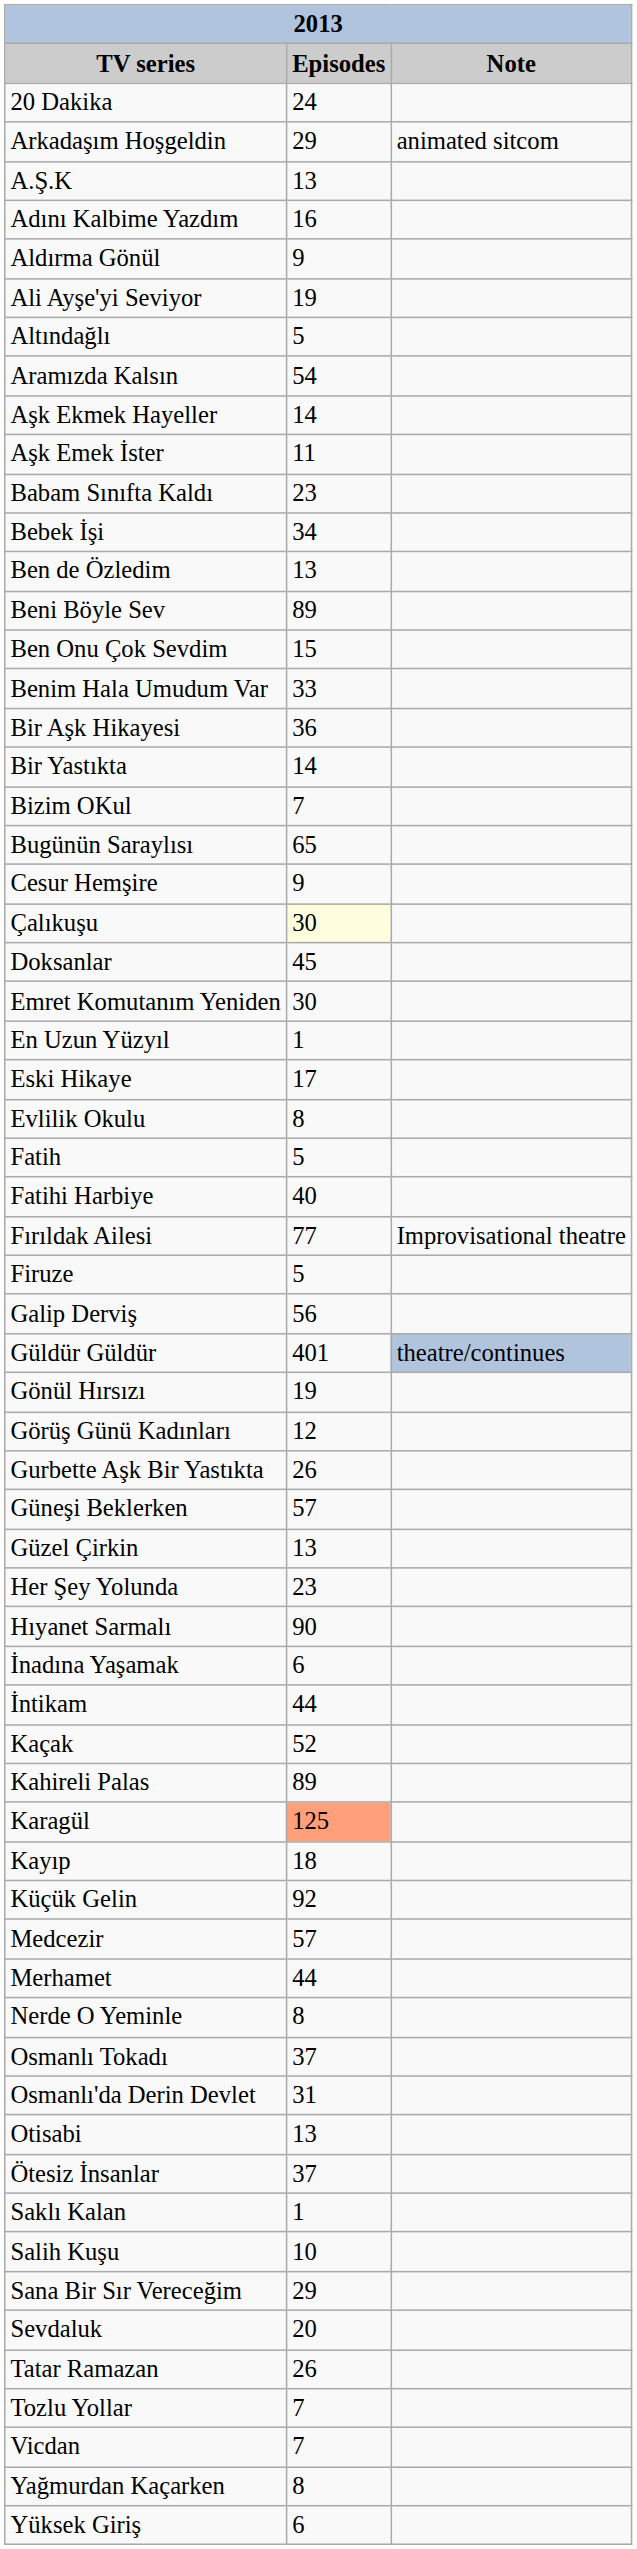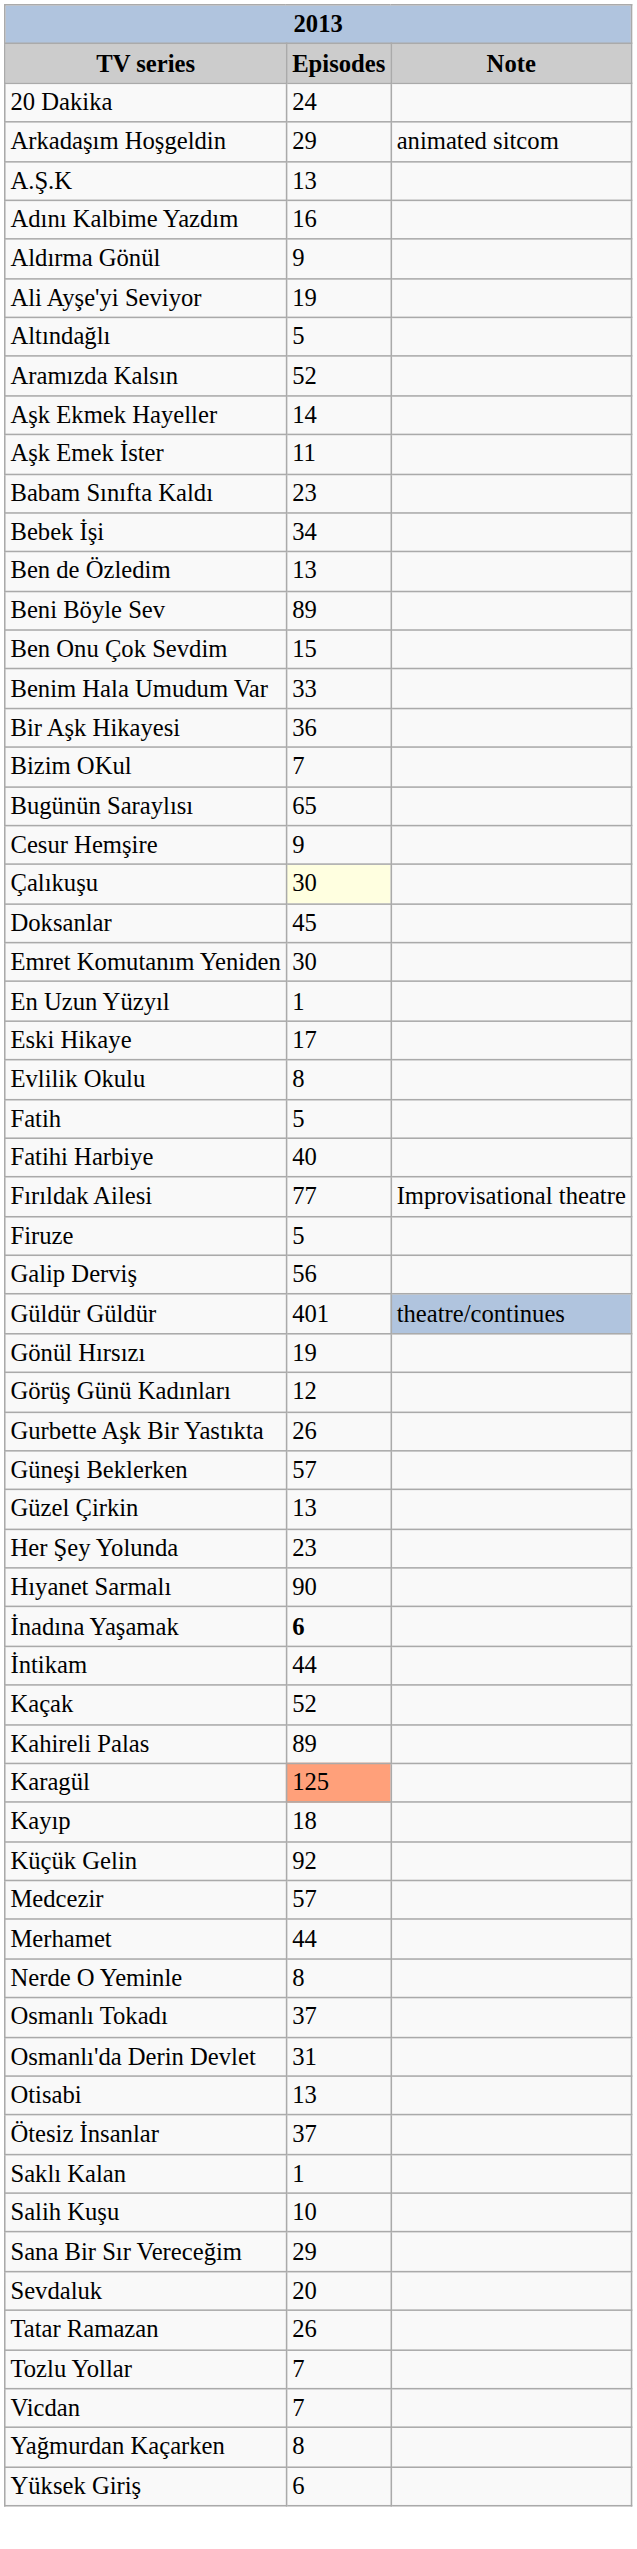(304, 375) 54 -> (304, 375) 52
- row: (69, 766)
(298, 1665) normal -> (298, 1626) bold
